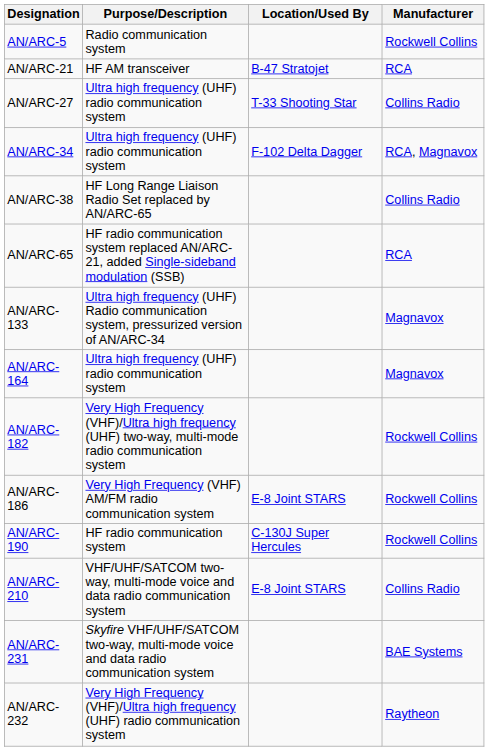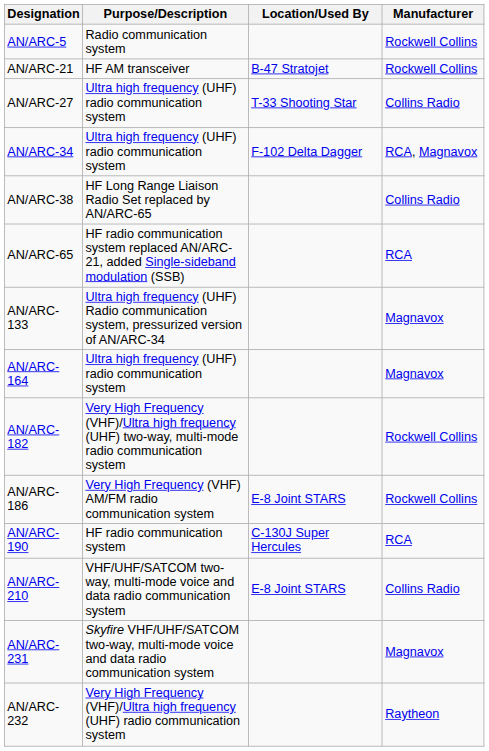(399, 68) RCA -> (431, 68) Rockwell Collins
(431, 540) Rockwell Collins -> (399, 540) RCA
(424, 651) BAE Systems -> (414, 651) Magnavox
